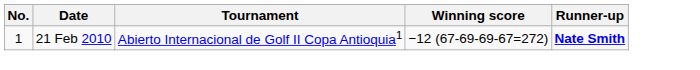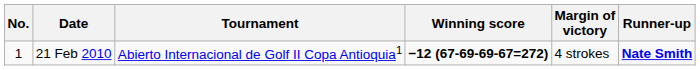+ column: (585, 23)
(478, 38) normal -> (478, 53) bold
